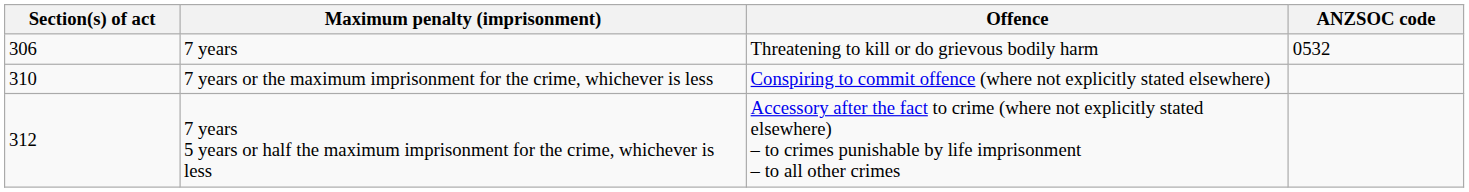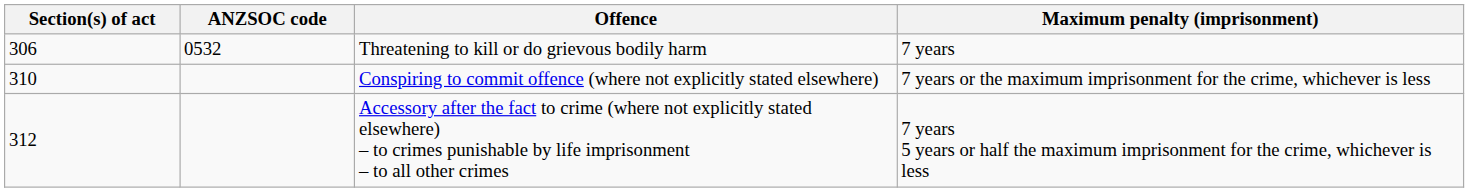columns swapped: (1376, 19) <-> (463, 19)
